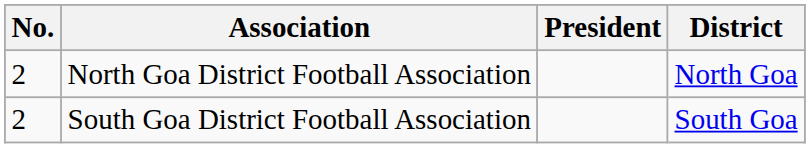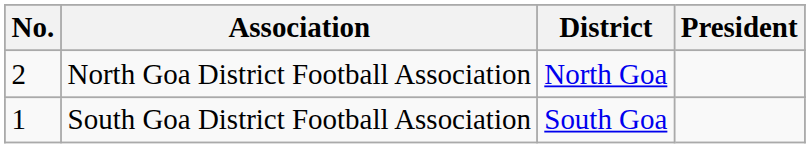columns swapped: (736, 27) <-> (603, 27)
(19, 119) 2 -> (19, 119) 1
